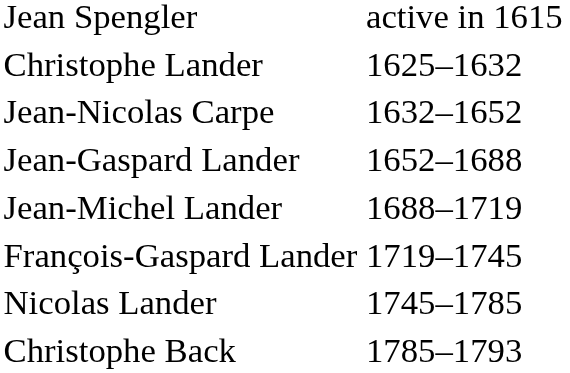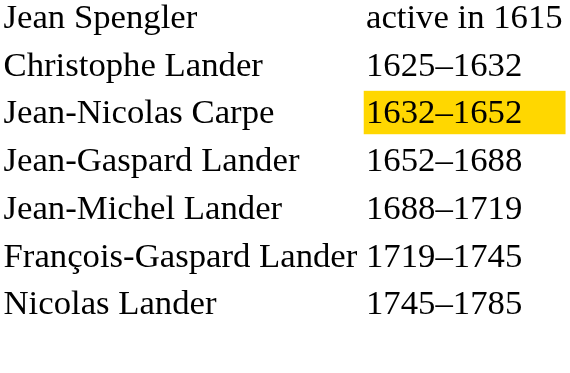(444, 111) no background -> (444, 111) gold background
- row: (120, 350)
